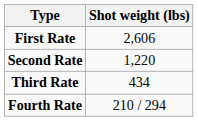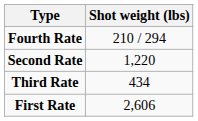rows swapped: (45, 37) <-> (45, 104)
